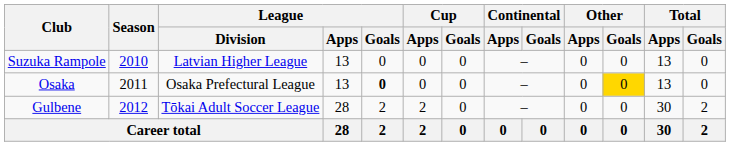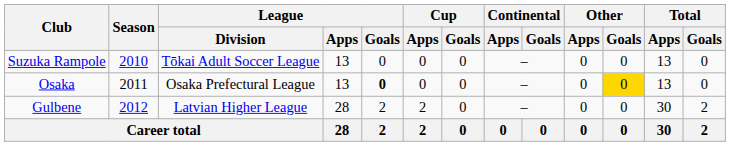(240, 61) Latvian Higher League -> (240, 61) Tōkai Adult Soccer League
(240, 107) Tōkai Adult Soccer League -> (240, 107) Latvian Higher League
